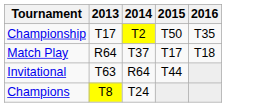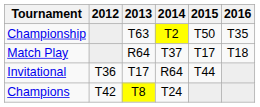+ column: (105, 14)
(105, 33) T17 -> (138, 33) T63
(105, 72) T63 -> (138, 72) T17
